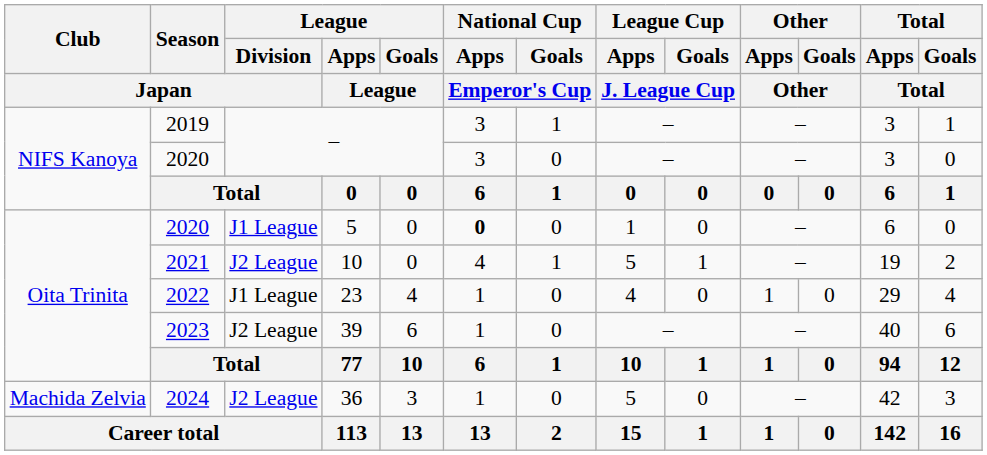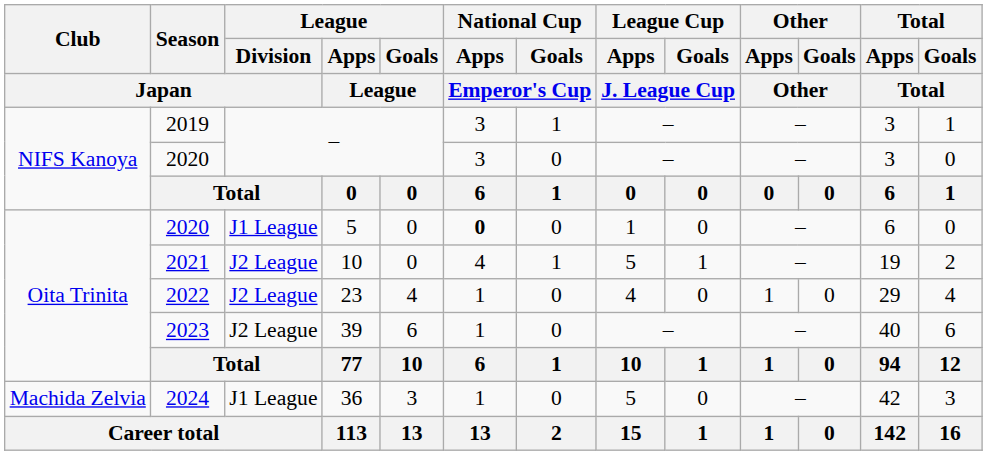(273, 295) J1 League -> (273, 295) J2 League
(273, 398) J2 League -> (273, 398) J1 League
